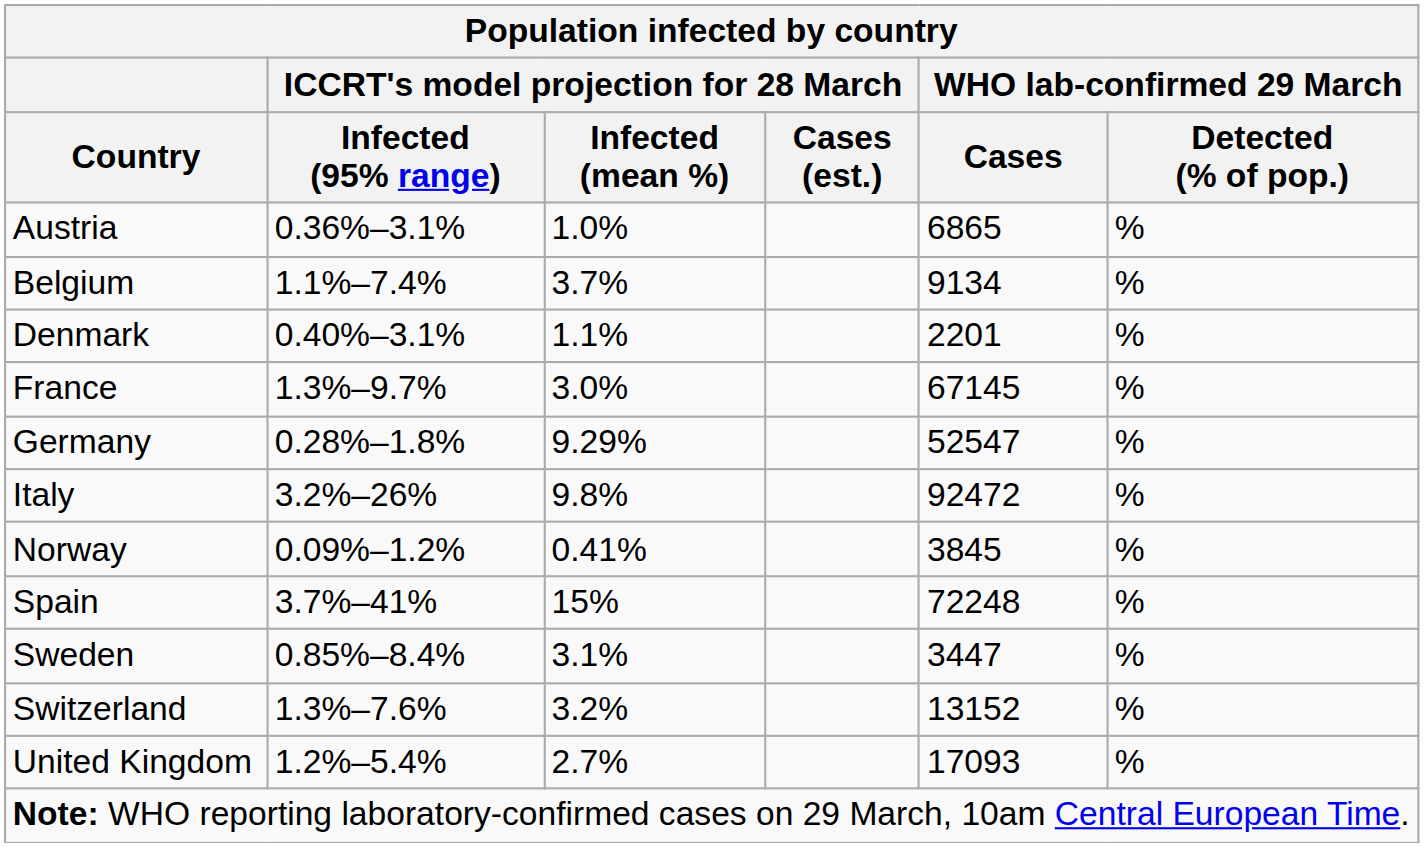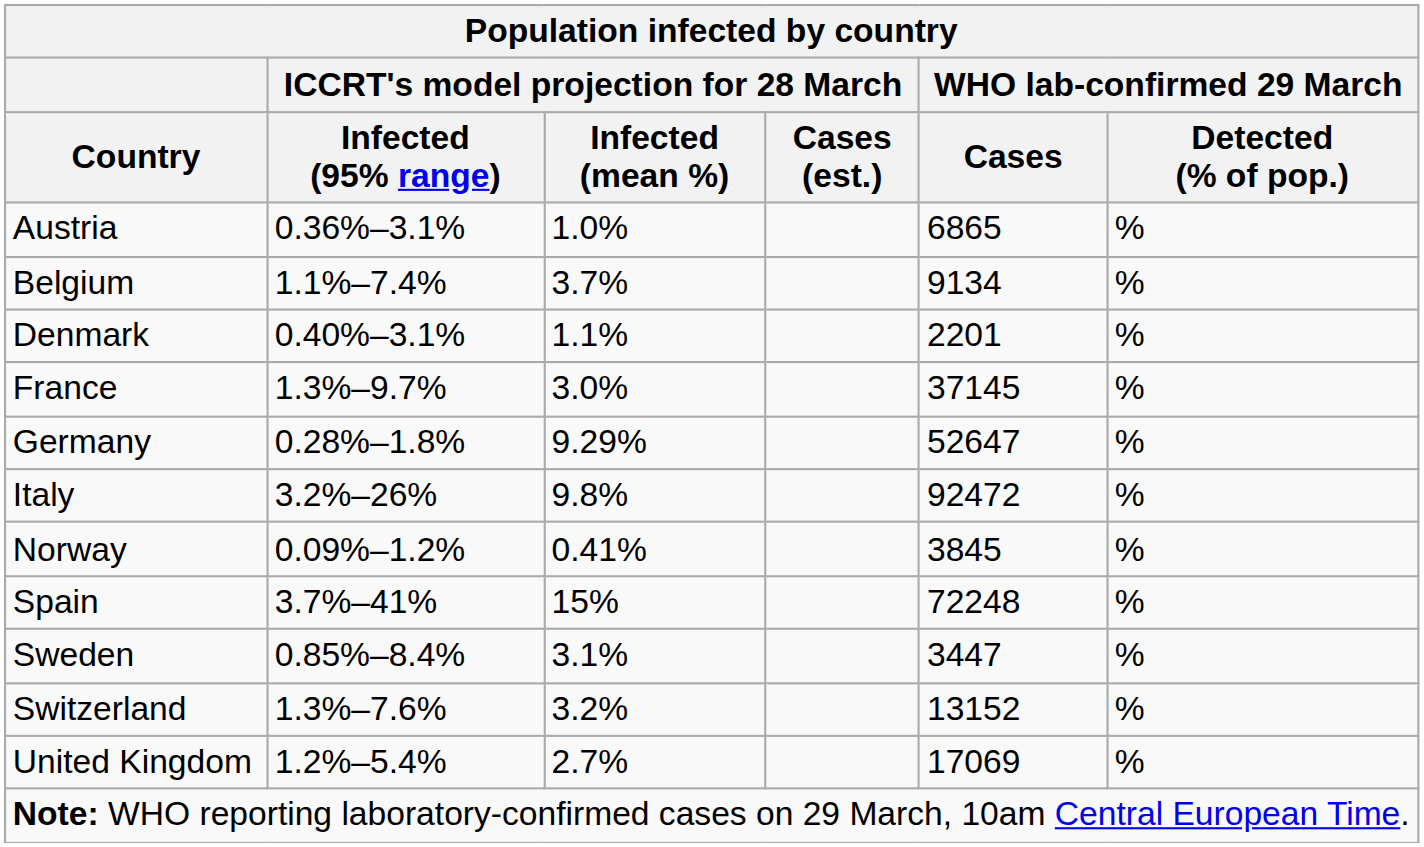(974, 388) 67145 -> (974, 388) 37145
(974, 441) 52547 -> (974, 441) 52647
(974, 761) 17093 -> (974, 761) 17069
